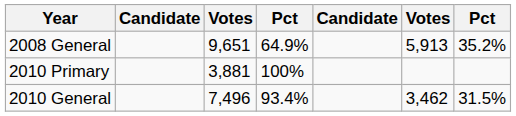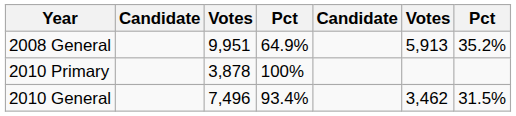(229, 45) 9,651 -> (229, 45) 9,951
(229, 71) 3,881 -> (229, 71) 3,878
